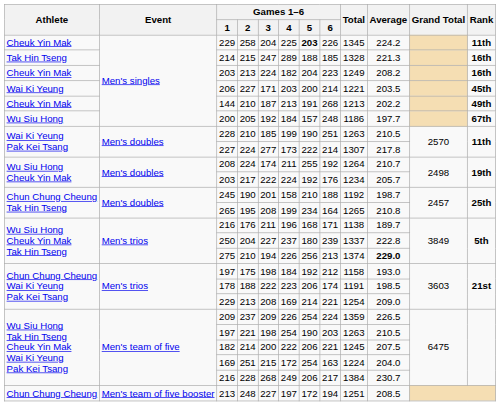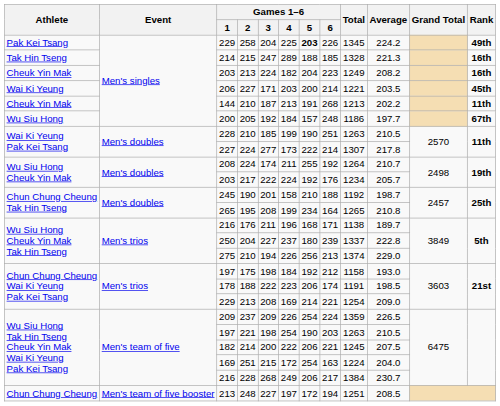(39, 43) Cheuk Yin Mak -> (37, 43) Pak Kei Tsang
(481, 43) 11th -> (481, 43) 49th
(481, 104) 49th -> (481, 104) 11th
(388, 256) bold -> (388, 256) normal
